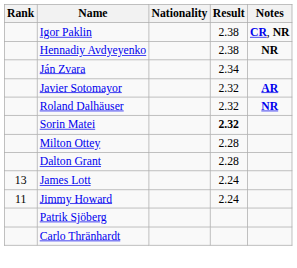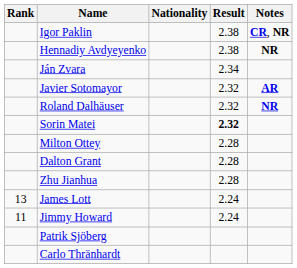+ row: (68, 180)
